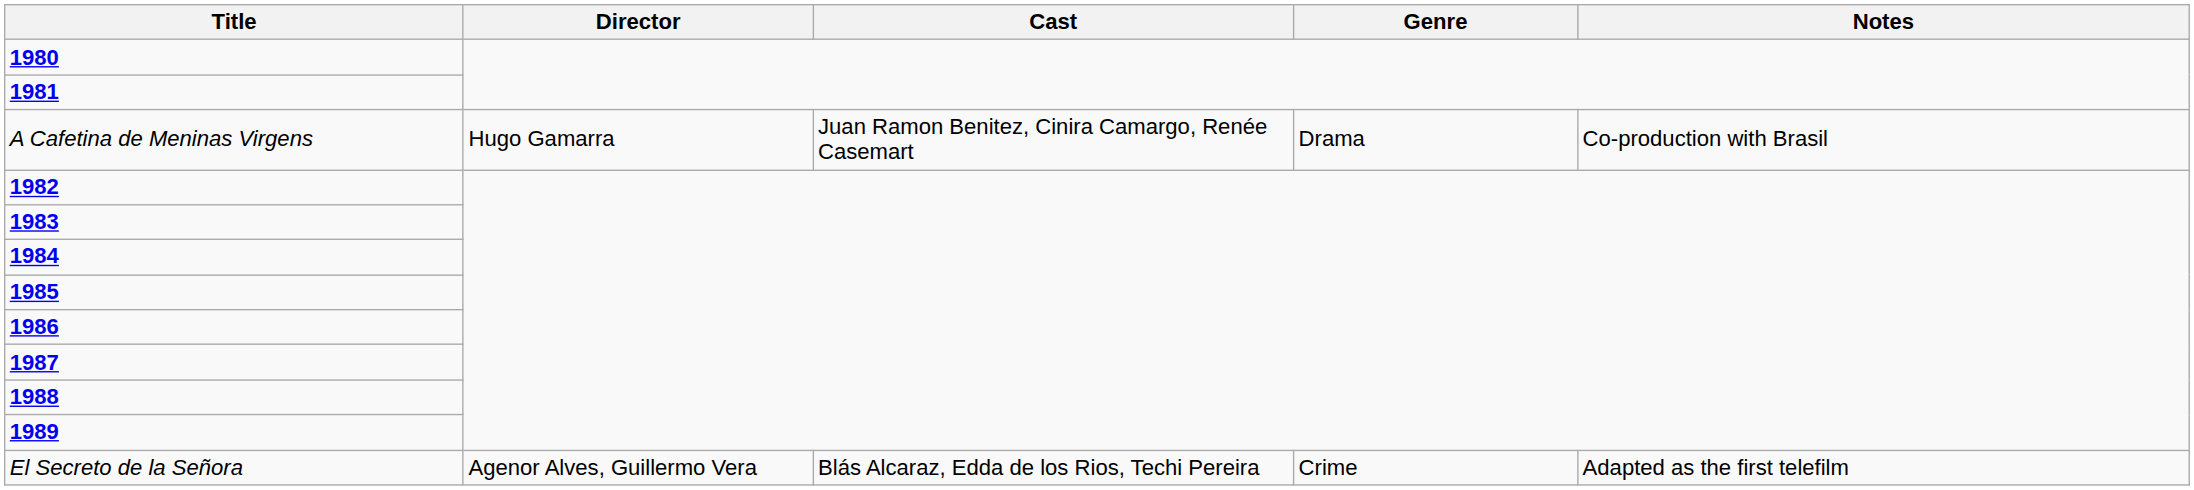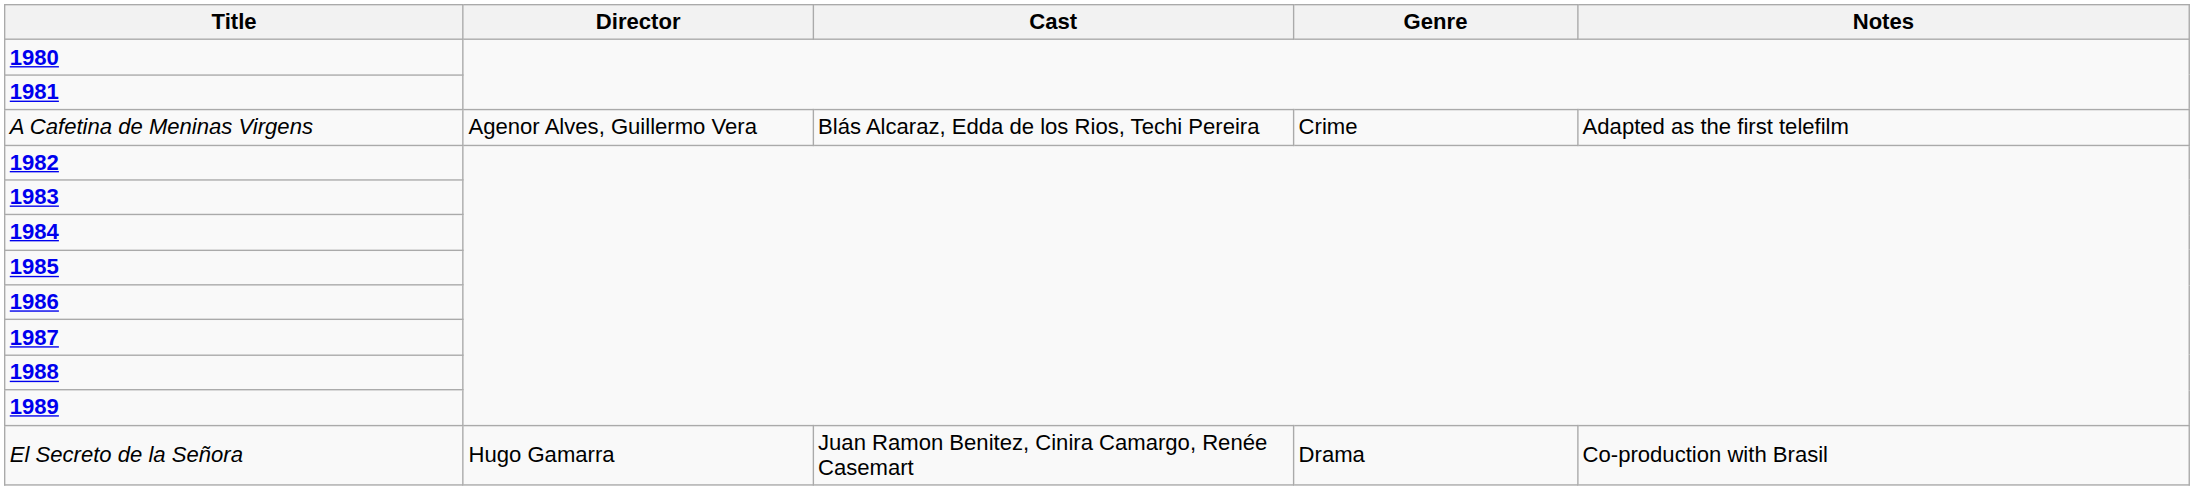(542, 139) Hugo Gamarra -> (613, 127) Agenor Alves, Guillermo Vera
(1043, 139) Juan Ramon Benitez, Cinira Camargo, Renée Casemart -> (1039, 127) Blás Alcaraz, Edda de los Rios, Techi Pereira
(1332, 139) Drama -> (1328, 127) Crime
(1705, 139) Co-production with Brasil -> (1716, 127) Adapted as the first telefilm
(613, 467) Agenor Alves, Guillermo Vera -> (542, 454) Hugo Gamarra
(1039, 467) Blás Alcaraz, Edda de los Rios, Techi Pereira -> (1043, 454) Juan Ramon Benitez, Cinira Camargo, Renée Casemart
(1328, 467) Crime -> (1332, 454) Drama
(1716, 467) Adapted as the first telefilm -> (1705, 454) Co-production with Brasil
